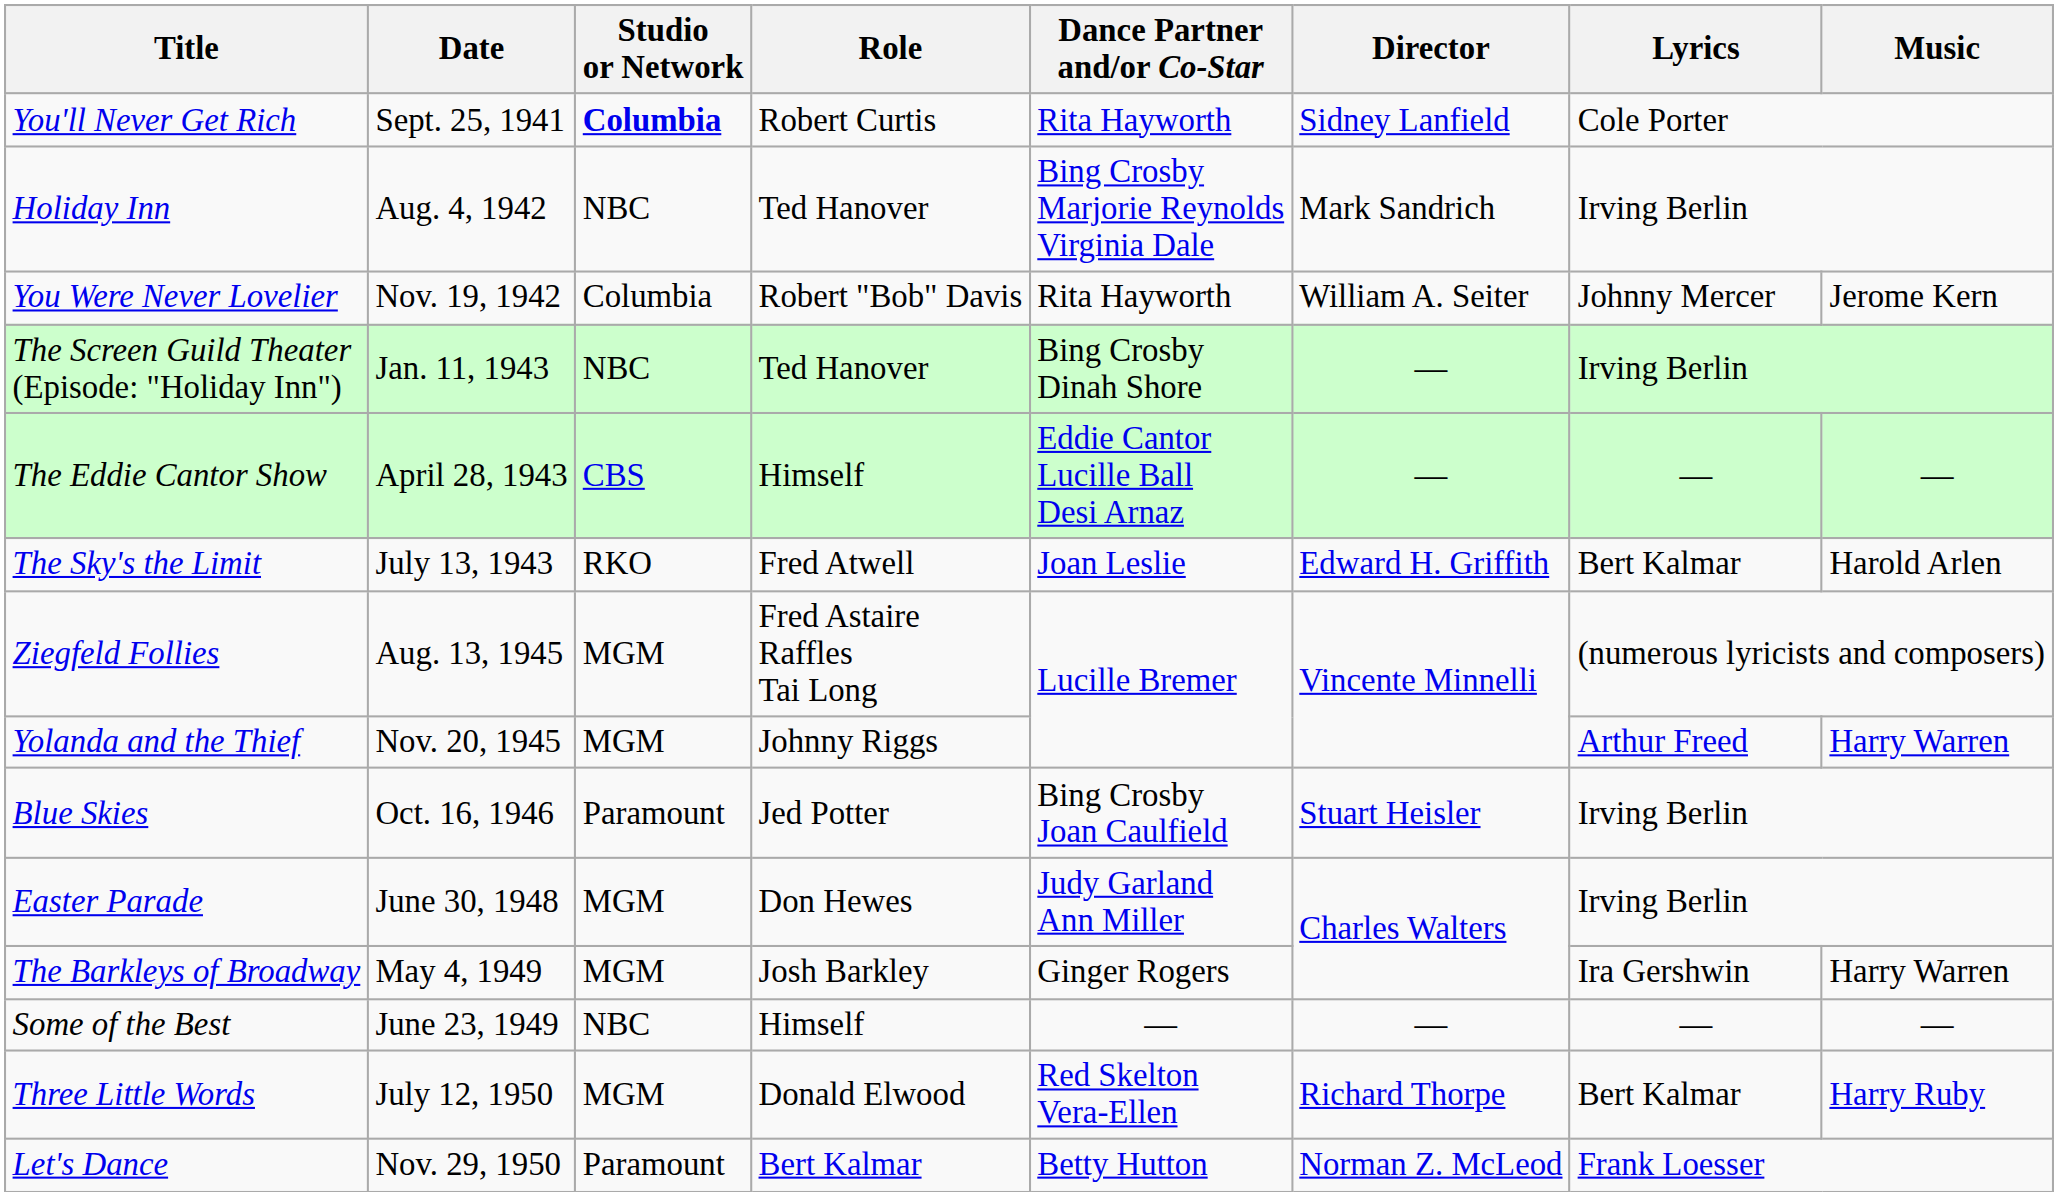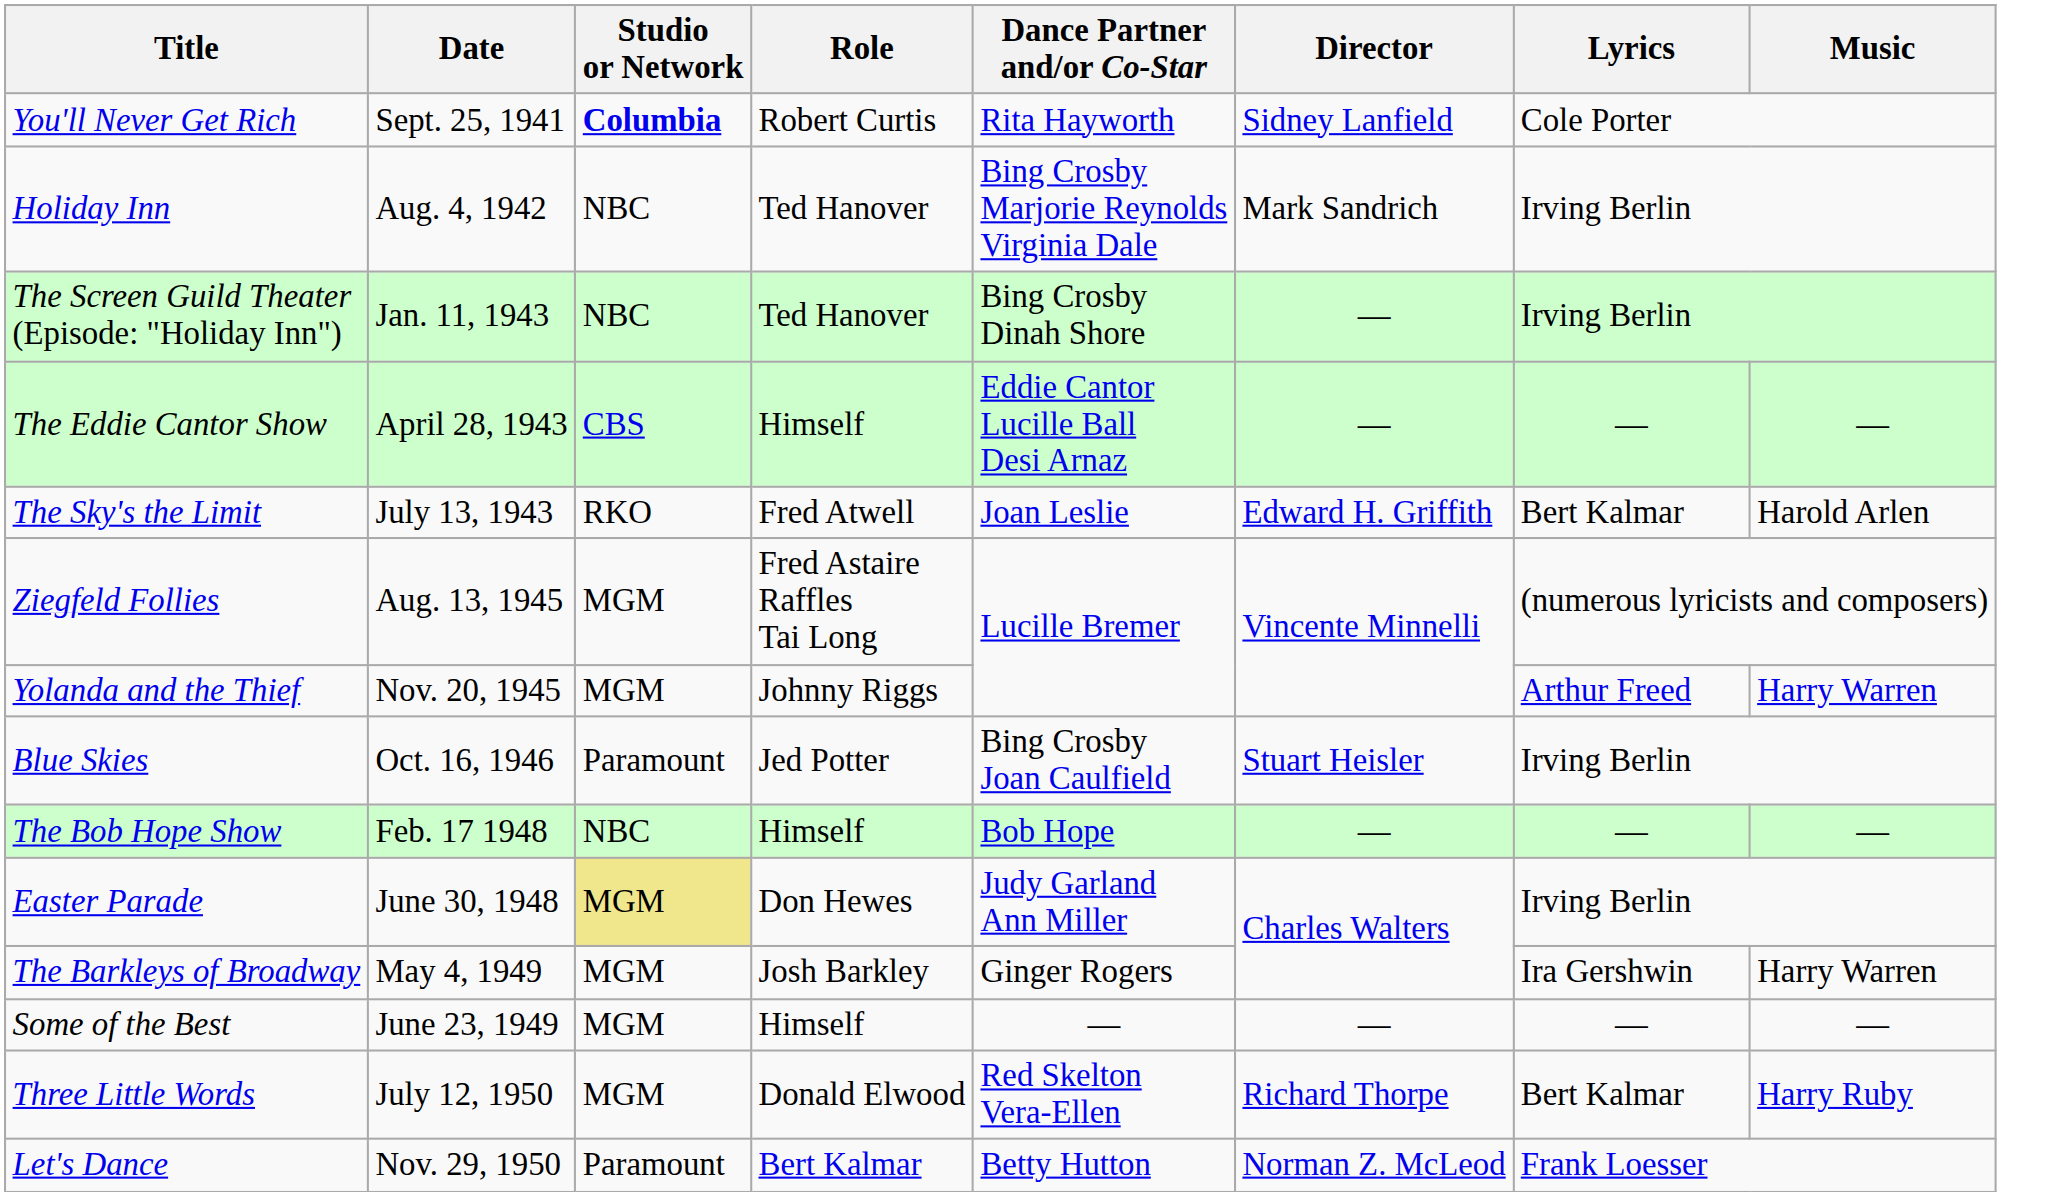- row: (175, 297)
+ row: (147, 830)
(624, 901) no background -> (624, 901) khaki background
(617, 1023) NBC -> (624, 1023) MGM
